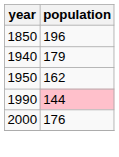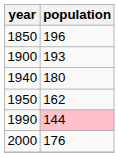+ row: (22, 57)
(54, 57) 179 -> (54, 78) 180
